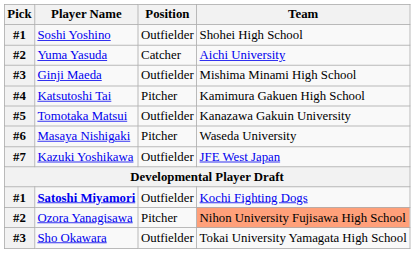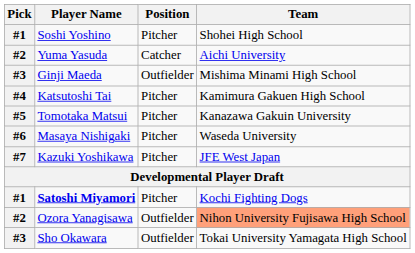(167, 34) Outfielder -> (159, 34) Pitcher
(167, 116) Outfielder -> (159, 116) Pitcher
(167, 156) Outfielder -> (159, 156) Pitcher
(167, 197) Outfielder -> (159, 197) Pitcher
(159, 217) Pitcher -> (167, 217) Outfielder
